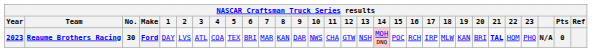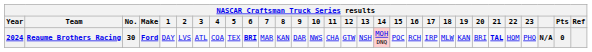(15, 37) 2023 -> (15, 37) 2024
(250, 37) normal -> (250, 37) bold
